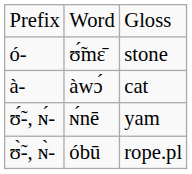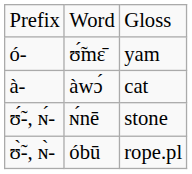(146, 53) stone -> (142, 53) yam
(142, 119) yam -> (146, 119) stone
